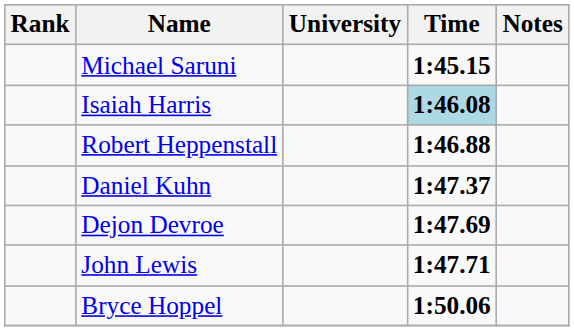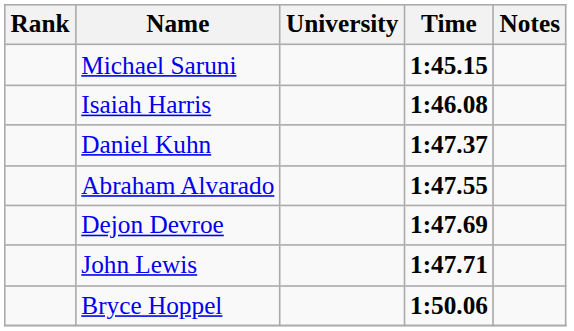(452, 104) lightblue background -> (449, 104) no background
- row: (179, 144)
+ row: (178, 184)
